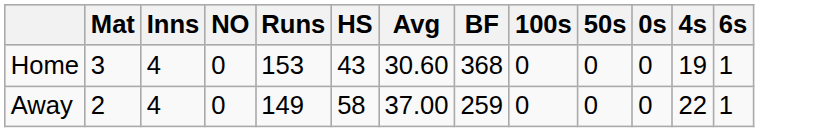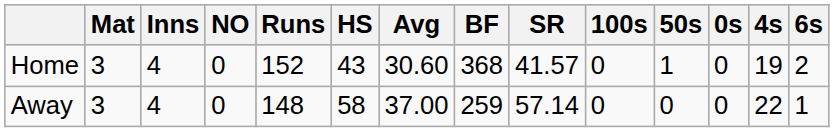+ column: (547, 24)
(283, 65) 153 -> (283, 65) 152
(591, 65) 0 -> (667, 65) 1
(726, 65) 1 -> (802, 65) 2
(98, 106) 2 -> (98, 106) 3
(283, 106) 149 -> (283, 106) 148
